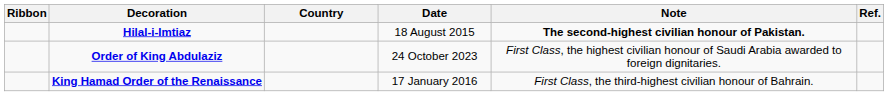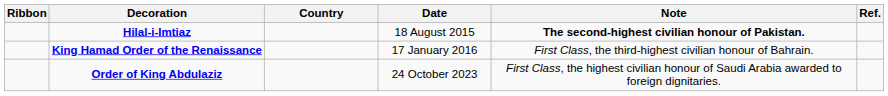rows swapped: (157, 81) <-> (157, 56)
